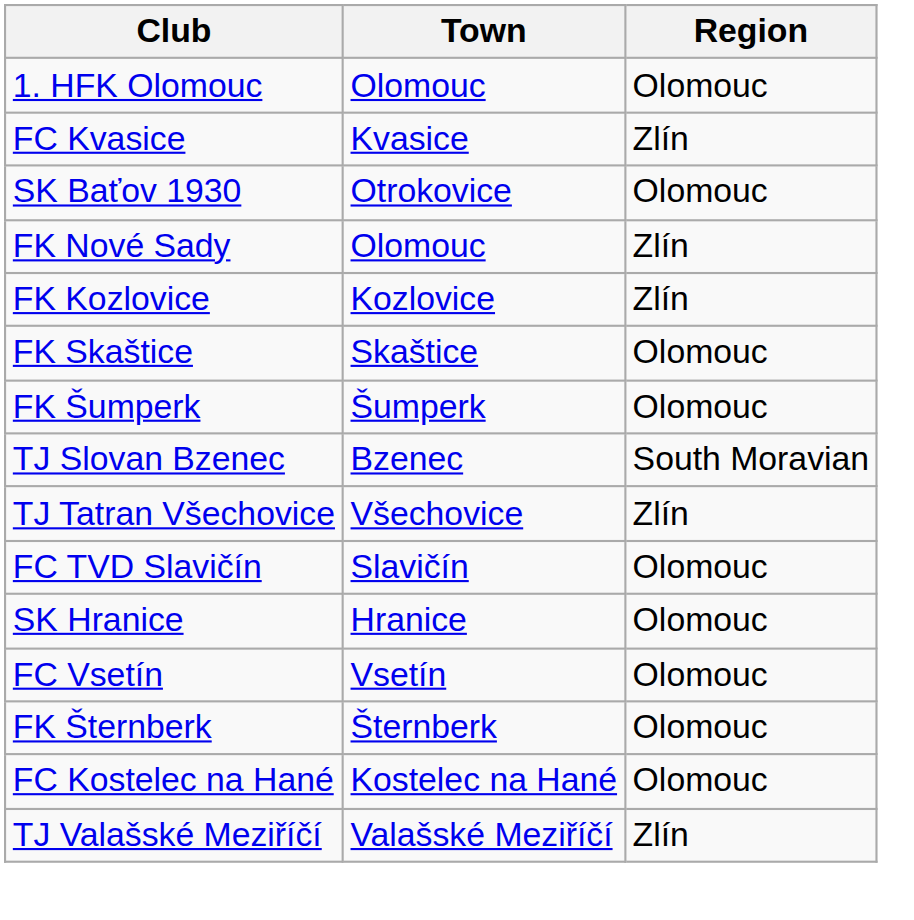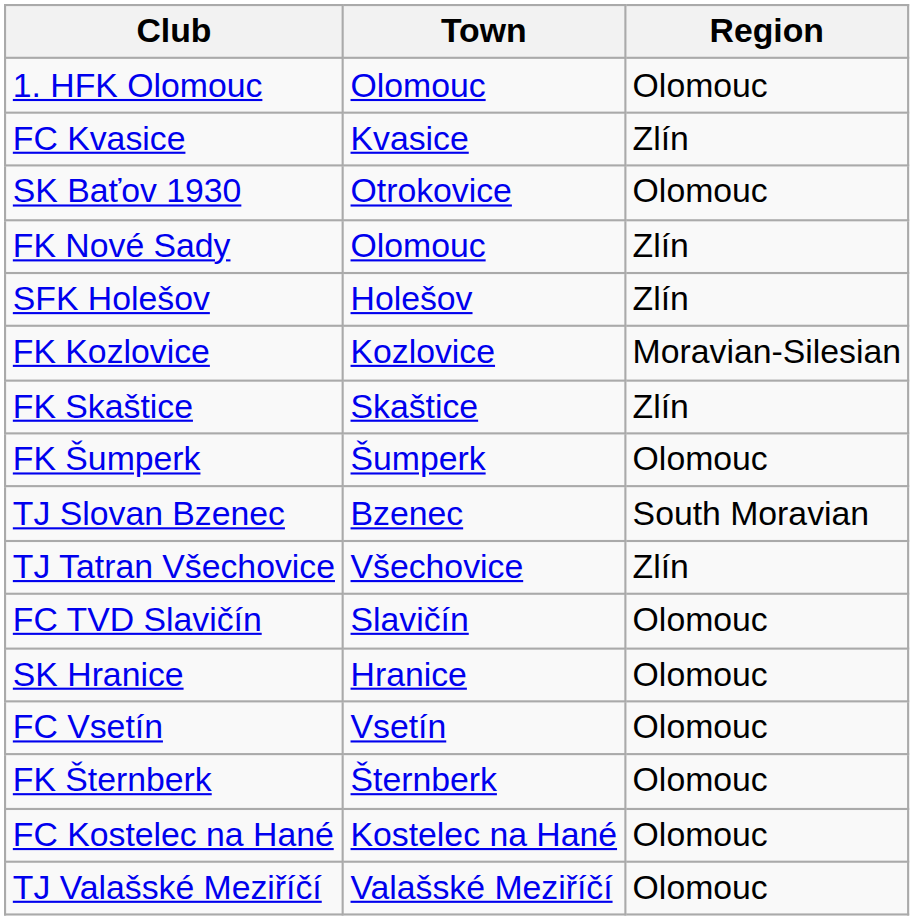+ row: (111, 298)
(661, 298) Zlín -> (767, 352) Moravian-Silesian
(700, 352) Olomouc -> (661, 406) Zlín
(661, 834) Zlín -> (700, 887) Olomouc
